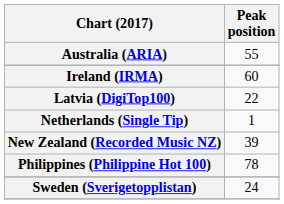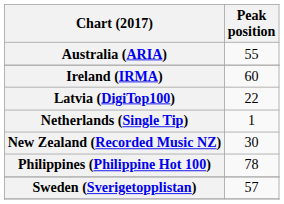(252, 143) 39 -> (252, 143) 30
(252, 187) 24 -> (252, 187) 57
